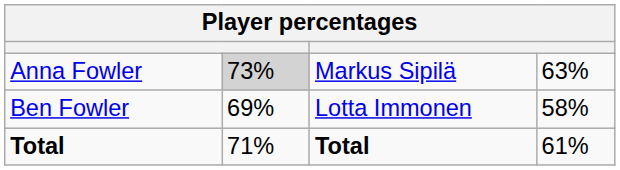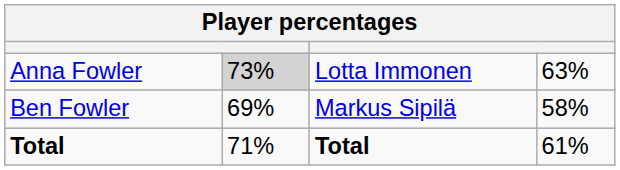(386, 71) Markus Sipilä -> (393, 71) Lotta Immonen
(393, 108) Lotta Immonen -> (386, 108) Markus Sipilä
